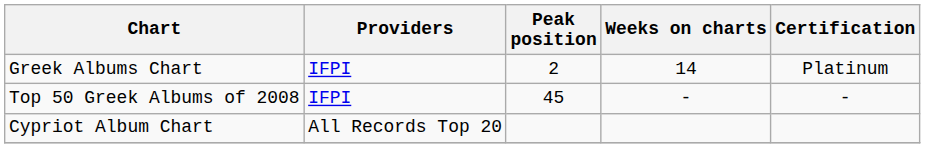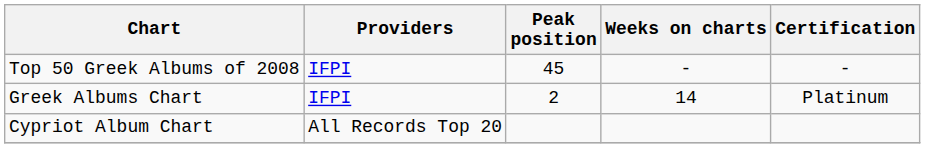rows swapped: (106, 69) <-> (154, 98)
